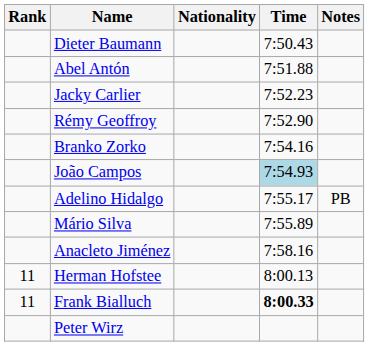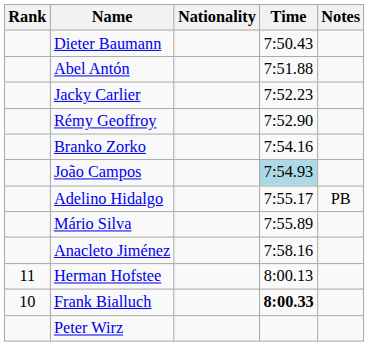(27, 302) 11 -> (27, 302) 10
